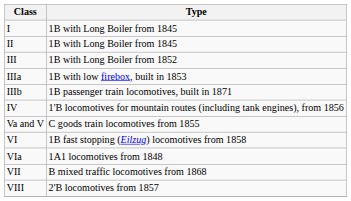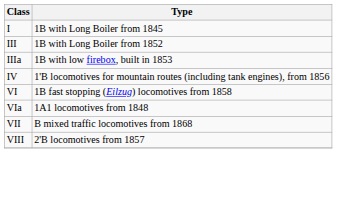- row: (10, 44)
- row: (14, 92)
- row: (25, 124)
